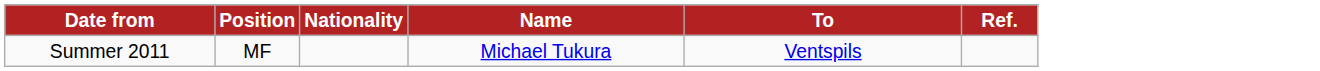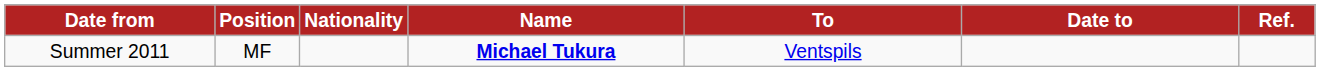+ column: (1100, 20)
(546, 51) normal -> (546, 51) bold
